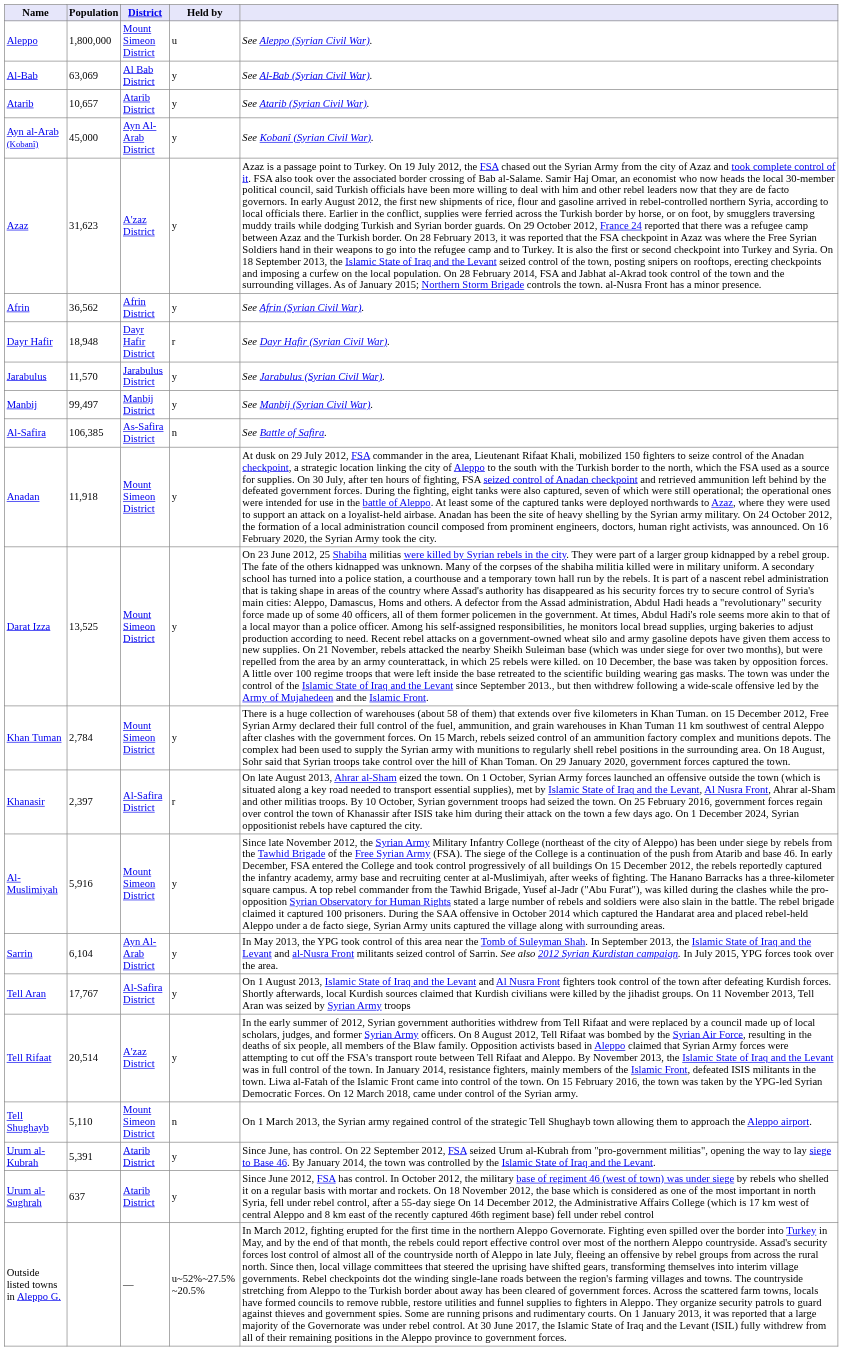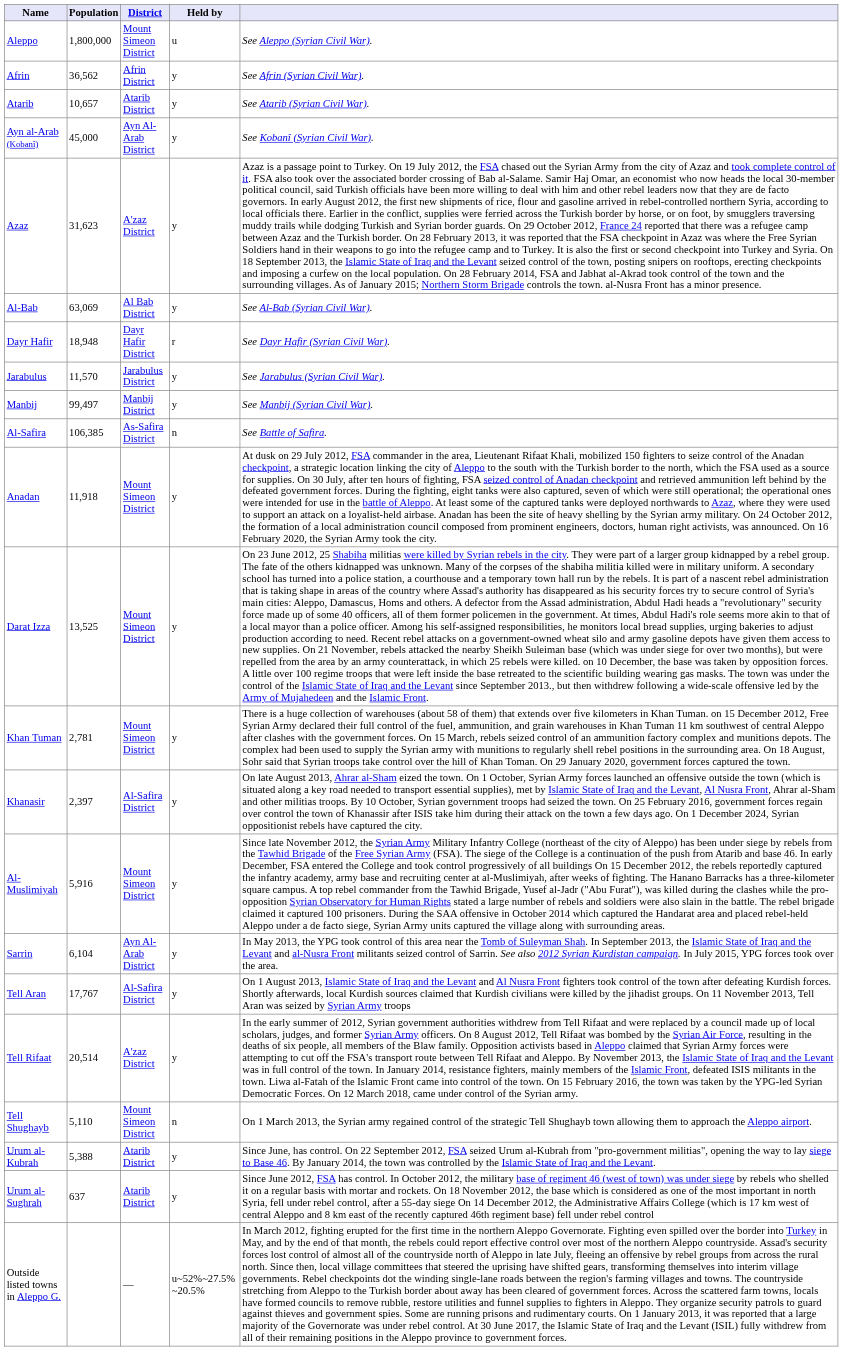rows swapped: (18, 307) <-> (22, 75)
(81, 738) 2,784 -> (81, 738) 2,781
(174, 802) r -> (174, 802) y
(81, 1156) 5,391 -> (81, 1156) 5,388
